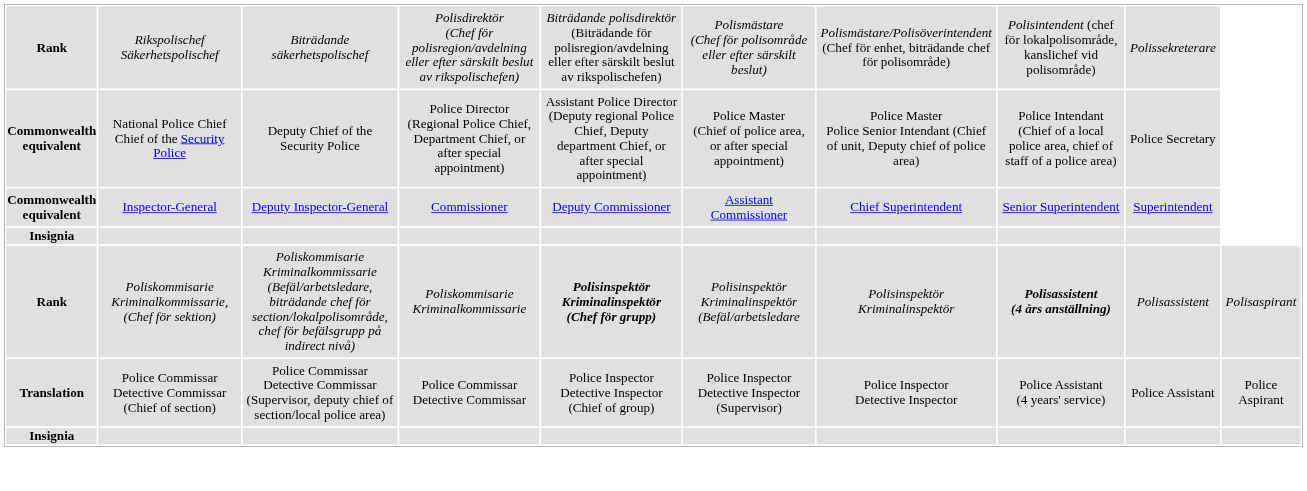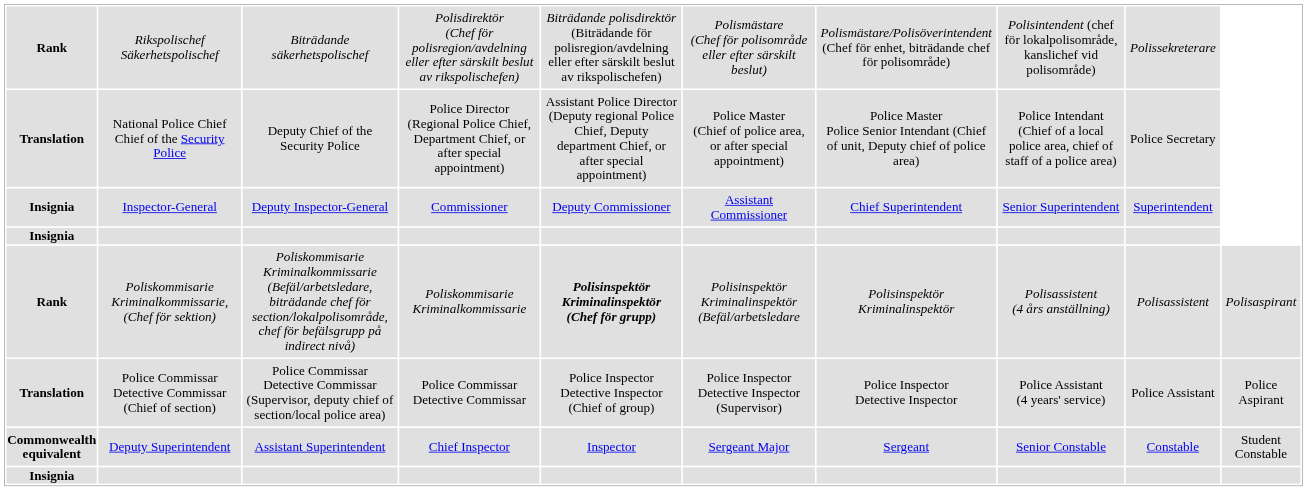(52, 138) Commonwealth equivalent -> (52, 138) Translation
(52, 207) Commonwealth equivalent -> (52, 207) Insignia
(1061, 301) bold -> (1061, 301) normal
+ row: (170, 446)
